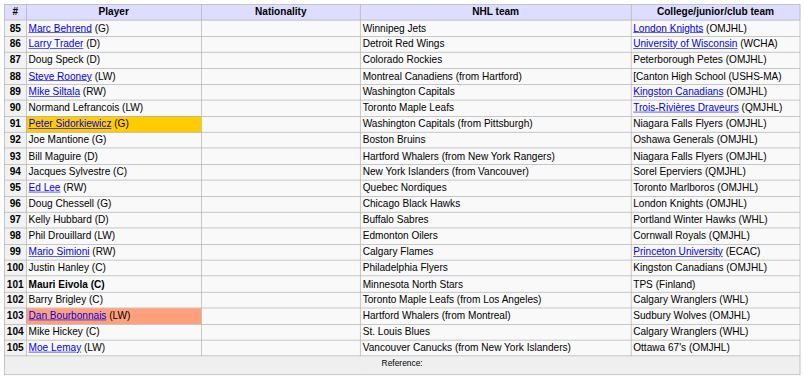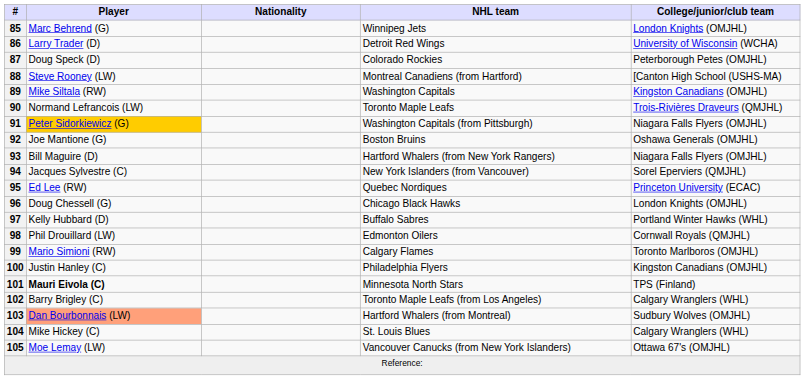(696, 188) Toronto Marlboros (OMJHL) -> (697, 188) Princeton University (ECAC)
(697, 252) Princeton University (ECAC) -> (696, 252) Toronto Marlboros (OMJHL)
